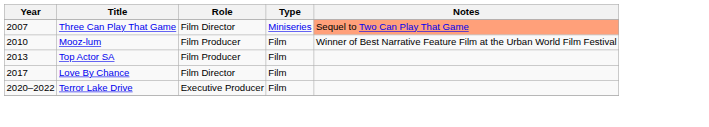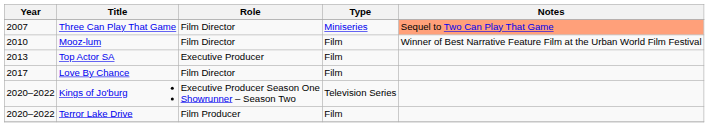(211, 42) Film Producer -> (208, 42) Film Director
(211, 57) Film Producer -> (222, 57) Executive Producer
+ row: (93, 93)
(222, 88) Executive Producer -> (211, 114) Film Producer
